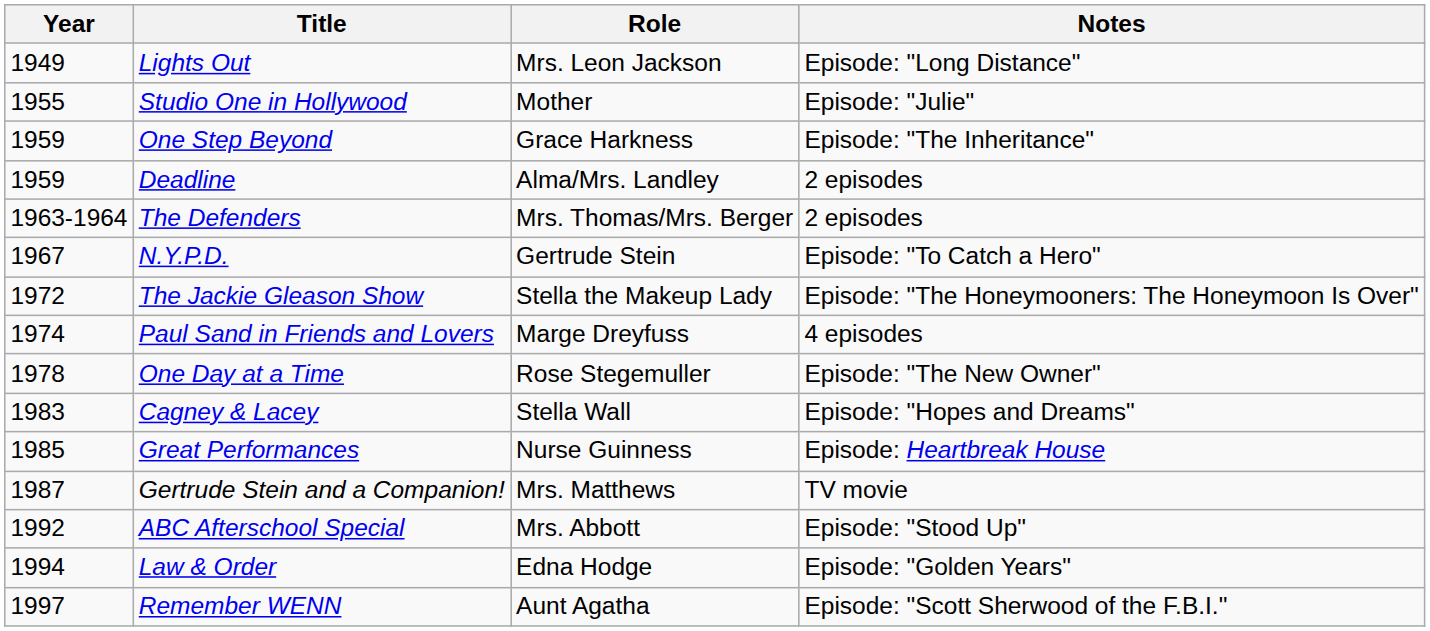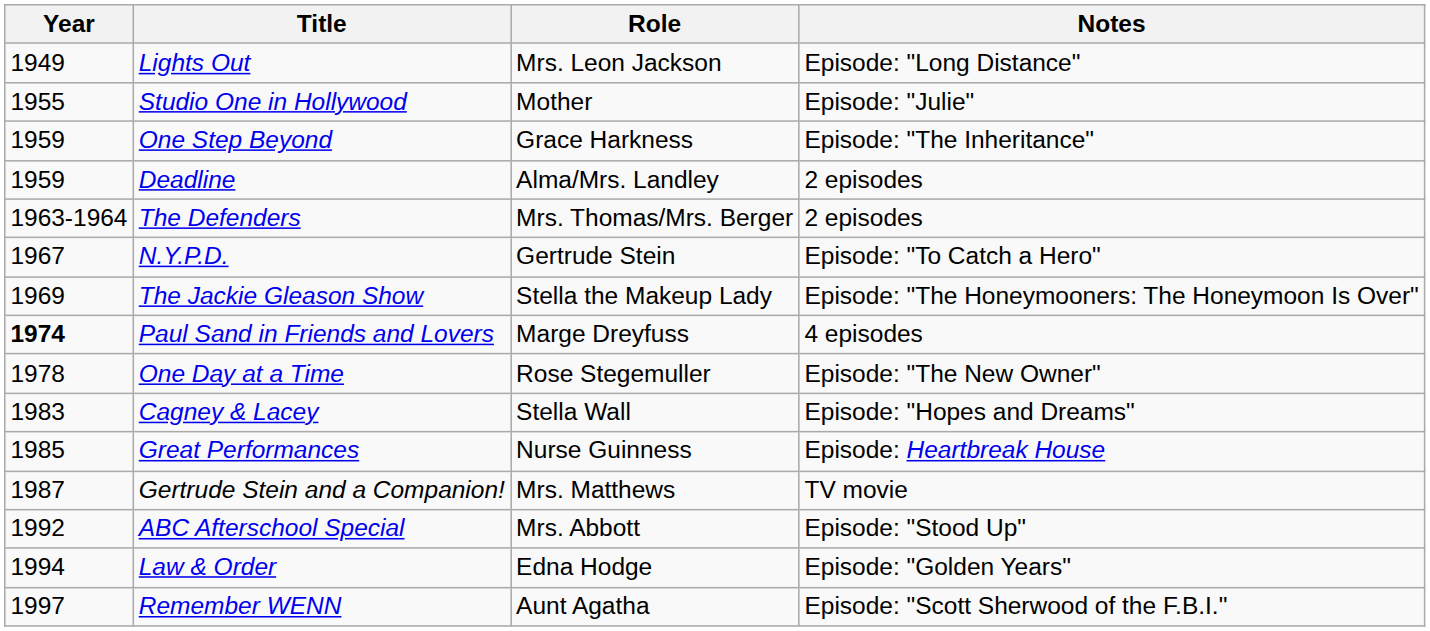(38, 295) 1972 -> (38, 295) 1969
(38, 334) normal -> (38, 334) bold
